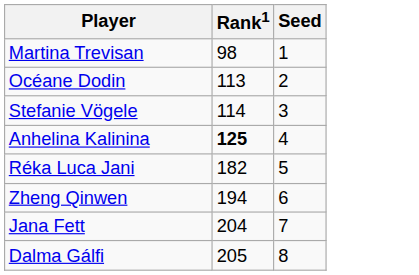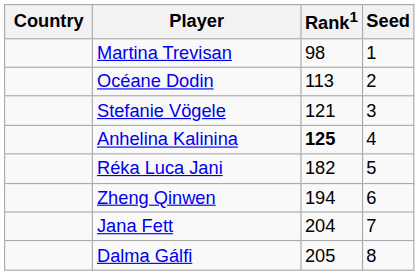+ column: (49, 21)
(231, 110) 114 -> (320, 110) 121
